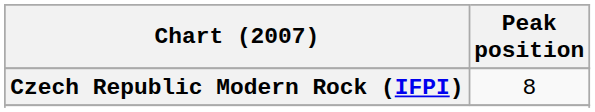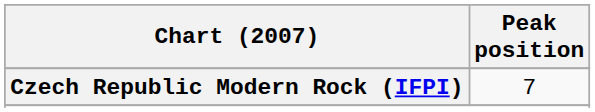(529, 87) 8 -> (529, 87) 7
